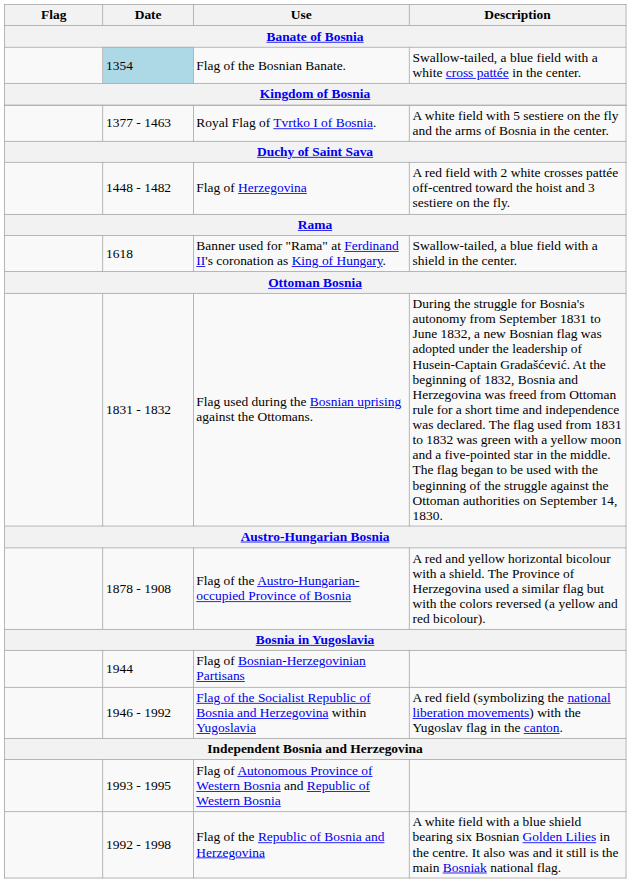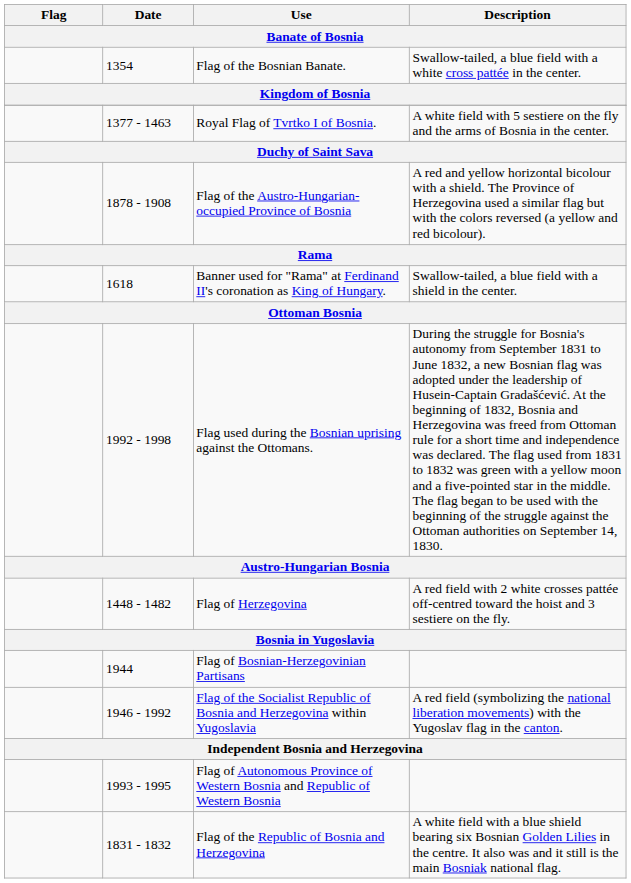(120, 65) lightblue background -> (120, 65) no background
rows swapped: (252, 188) <-> (278, 588)
(139, 409) 1831 - 1832 -> (139, 439) 1992 - 1998
(139, 844) 1992 - 1998 -> (139, 844) 1831 - 1832
